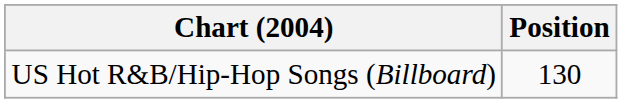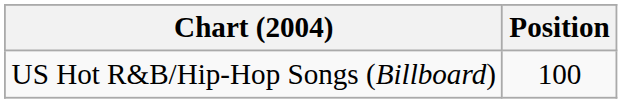(560, 73) 130 -> (560, 73) 100
